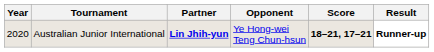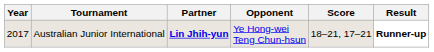(18, 34) 2020 -> (18, 34) 2017
(341, 34) bold -> (341, 34) normal
